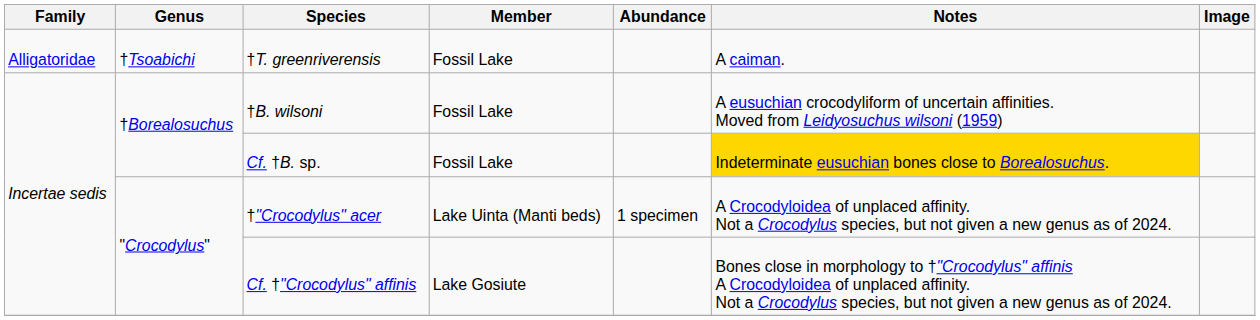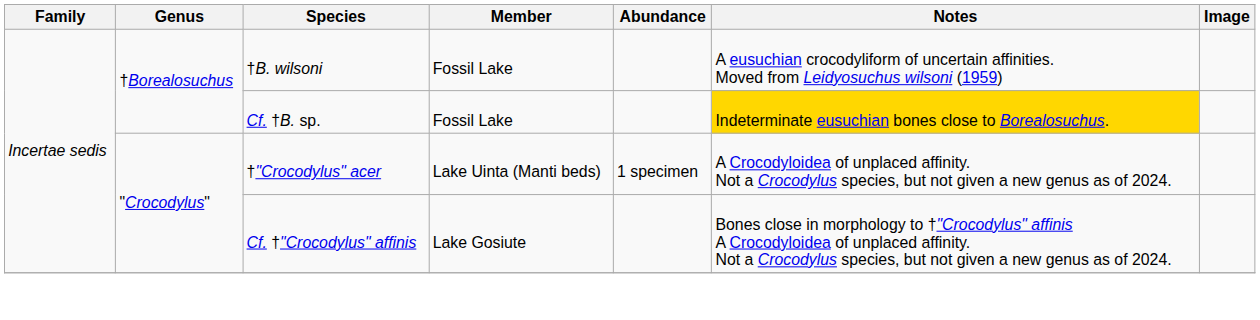- row: (314, 60)
